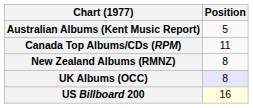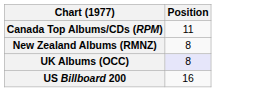- row: (103, 29)
(225, 95) lightyellow background -> (188, 78) no background
